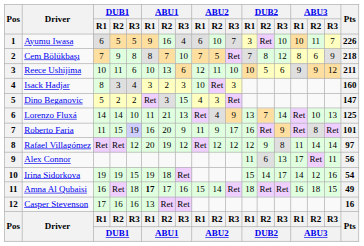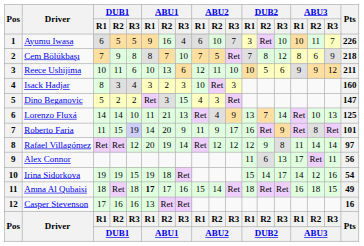(150, 129) 16 -> (150, 129) 14
(184, 144) 12 -> (184, 144) 14
(101, 189) 16 -> (101, 189) 18
